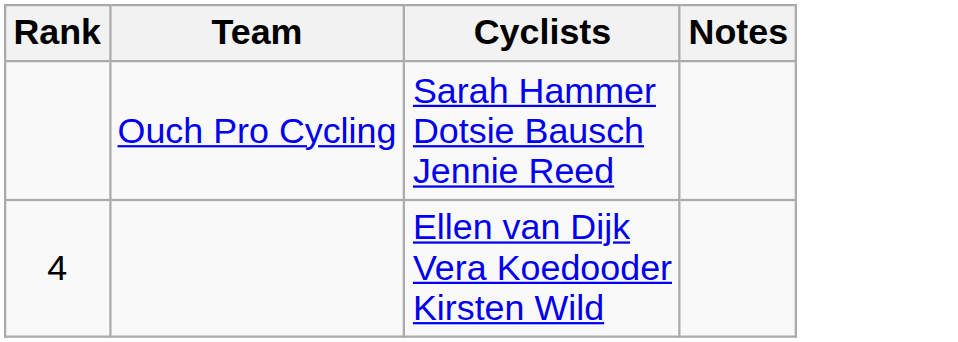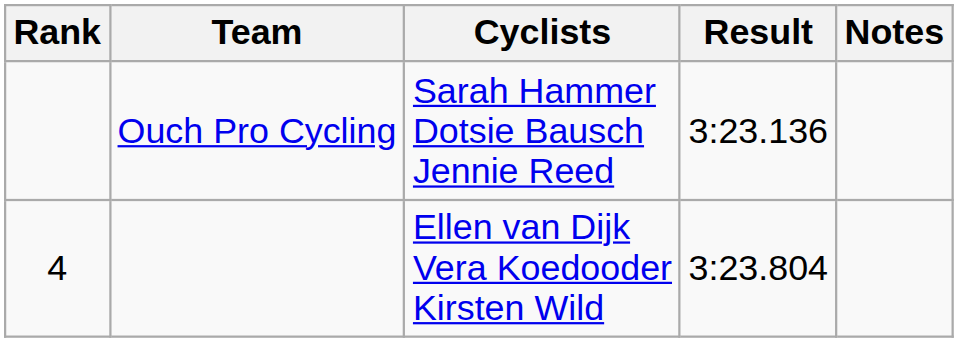+ column: (758, 32)
